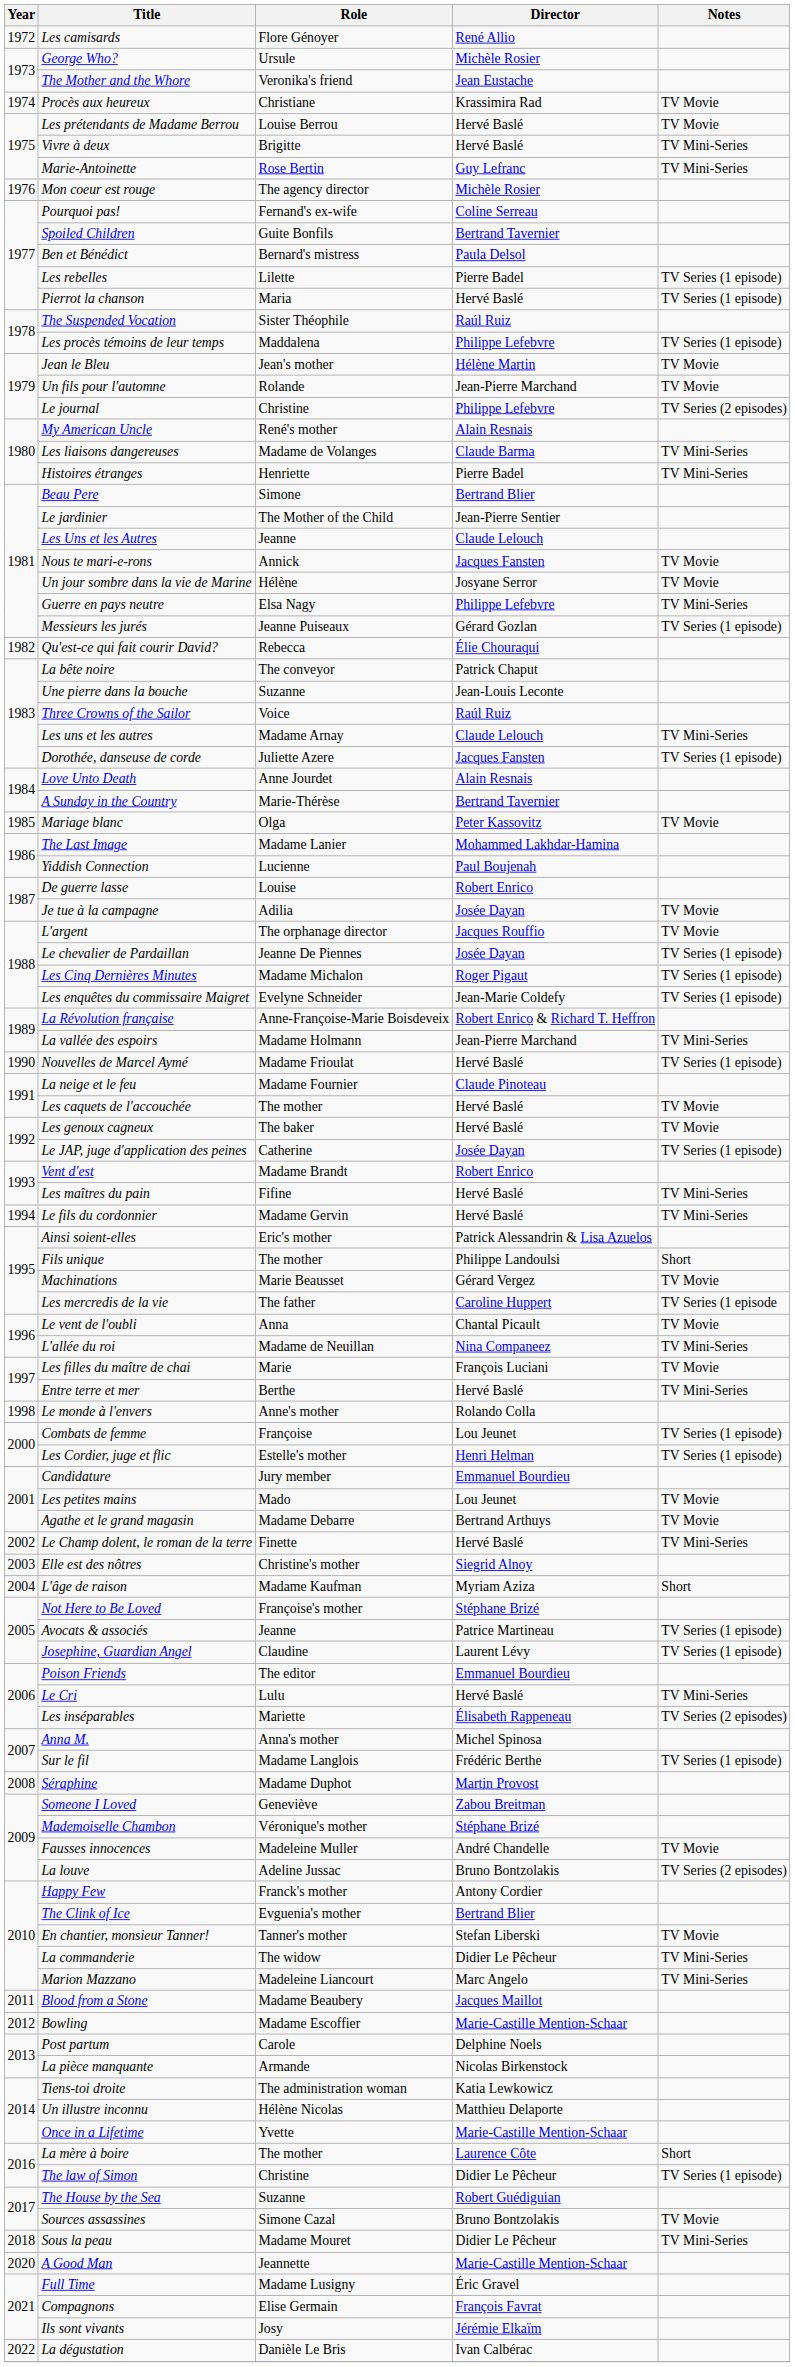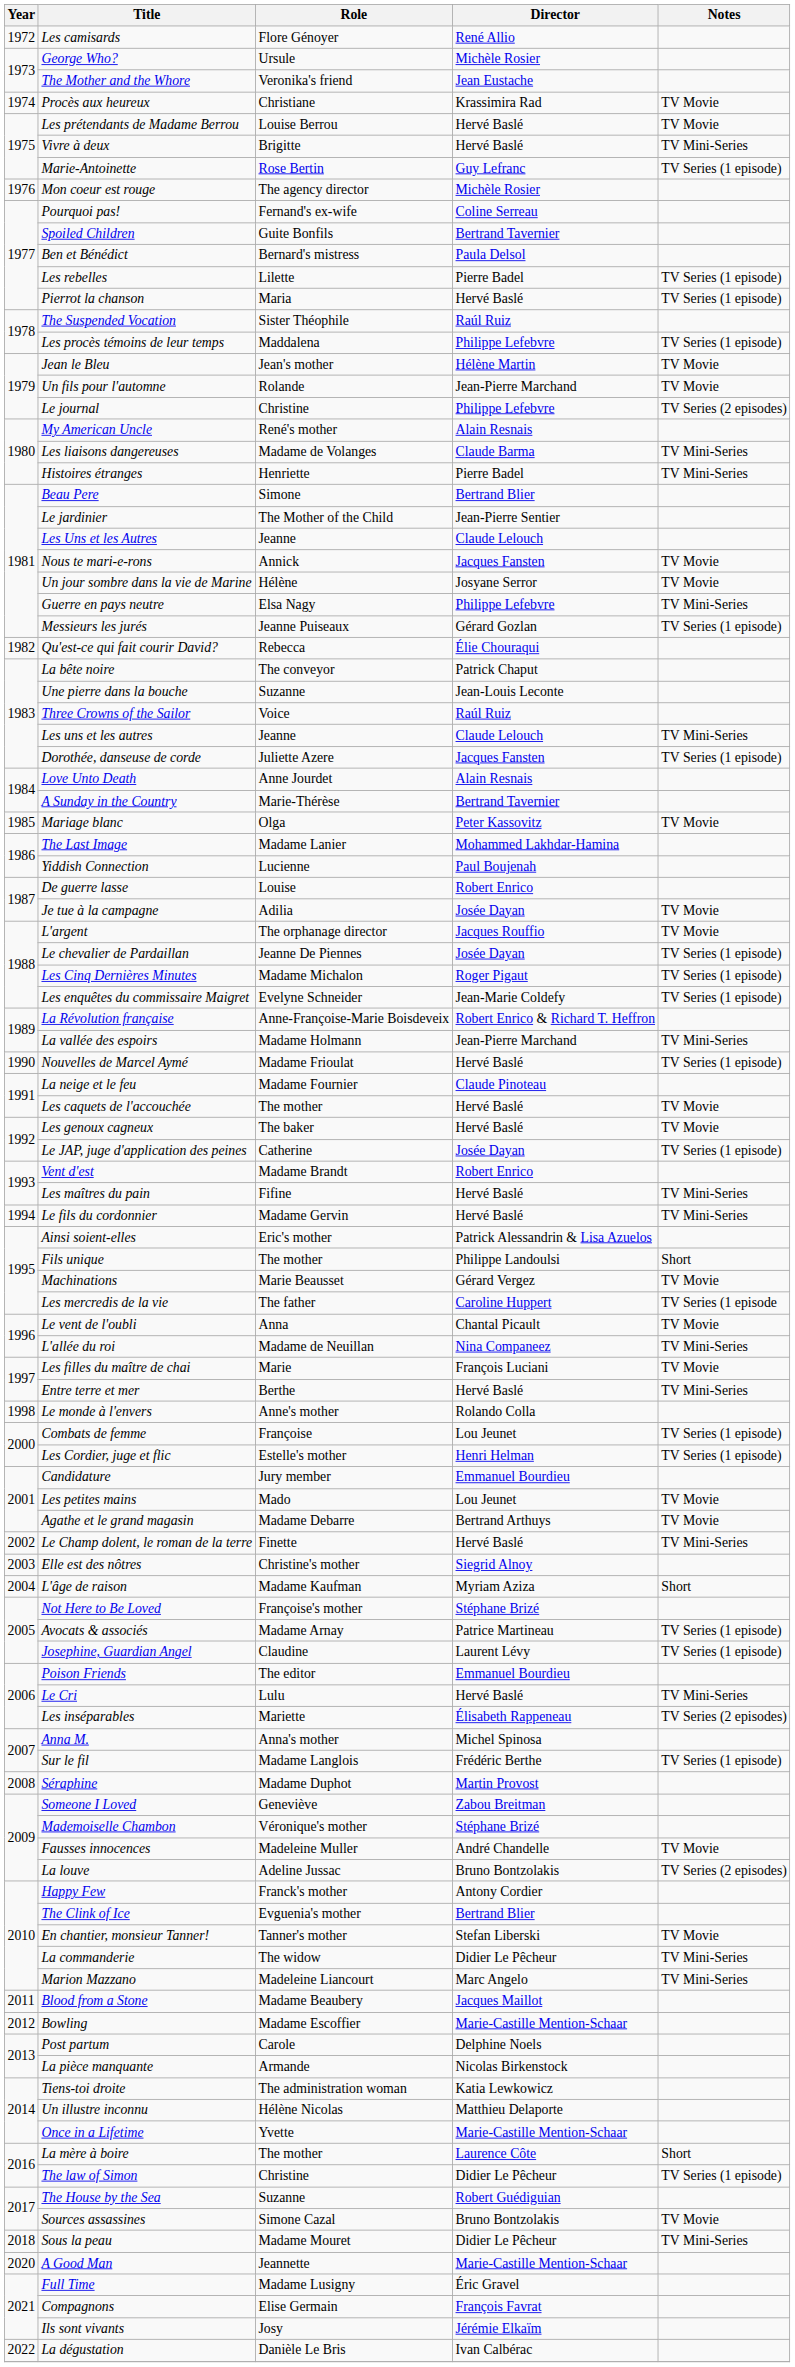(705, 168) TV Mini-Series -> (721, 168) TV Series (1 episode)
(301, 735) Madame Arnay -> (277, 735) Jeanne
(277, 1630) Jeanne -> (301, 1630) Madame Arnay
